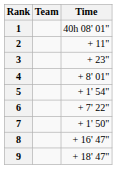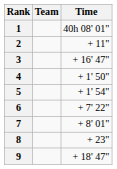(98, 60) + 23" -> (91, 60) + 16' 47"
(94, 76) + 8' 01" -> (94, 76) + 1' 50"
(94, 124) + 1' 50" -> (94, 124) + 8' 01"
(91, 140) + 16' 47" -> (98, 140) + 23"
